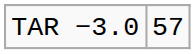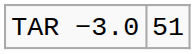(168, 27) 57 -> (168, 27) 51
